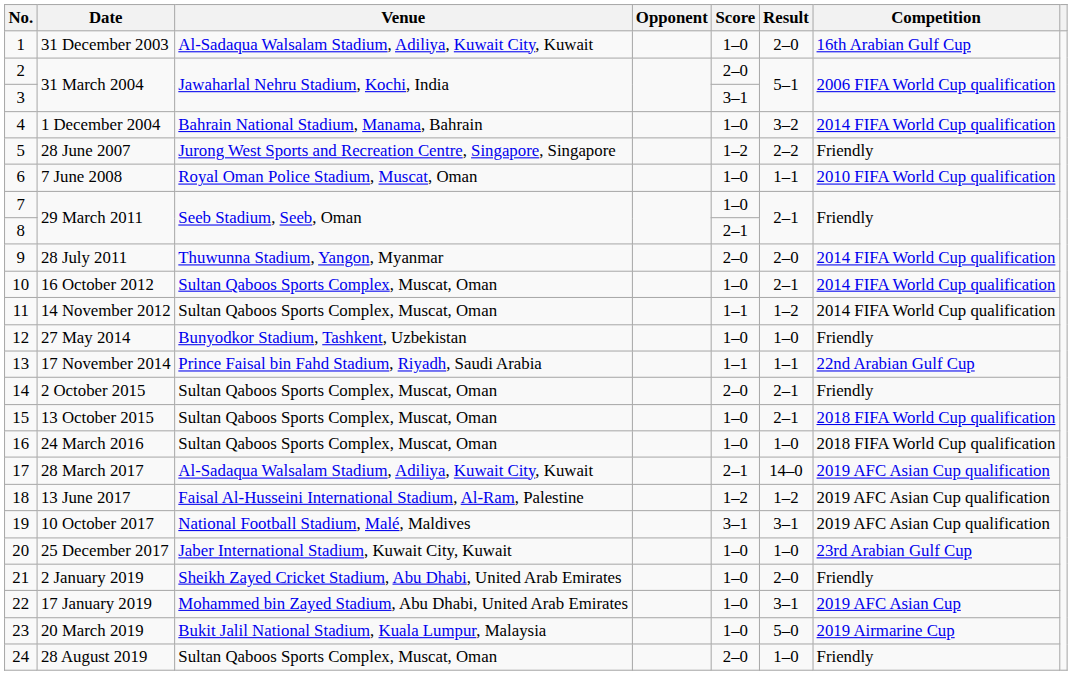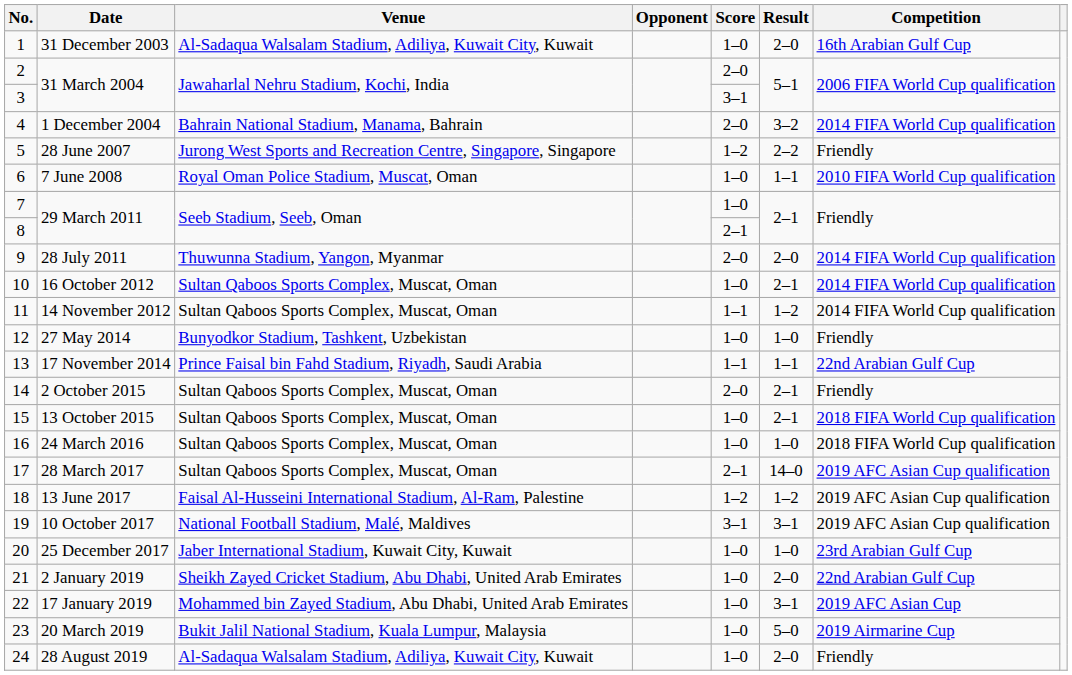(735, 124) 1–0 -> (735, 124) 2–0
(386, 470) Al-Sadaqua Walsalam Stadium, Adiliya, Kuwait City, Kuwait -> (338, 470) Sultan Qaboos Sports Complex, Muscat, Oman
(845, 577) Friendly -> (896, 577) 22nd Arabian Gulf Cup
(338, 657) Sultan Qaboos Sports Complex, Muscat, Oman -> (386, 657) Al-Sadaqua Walsalam Stadium, Adiliya, Kuwait City, Kuwait
(735, 657) 2–0 -> (735, 657) 1–0
(786, 657) 1–0 -> (786, 657) 2–0
